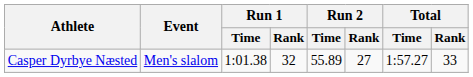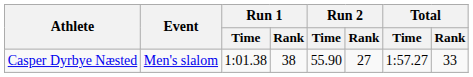(289, 61) 32 -> (289, 61) 38
(326, 61) 55.89 -> (326, 61) 55.90
